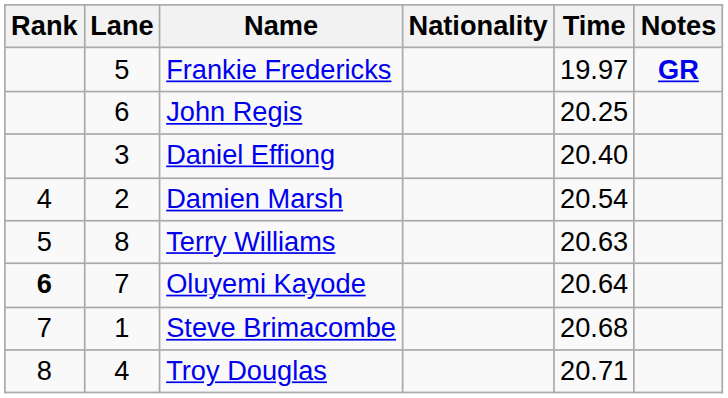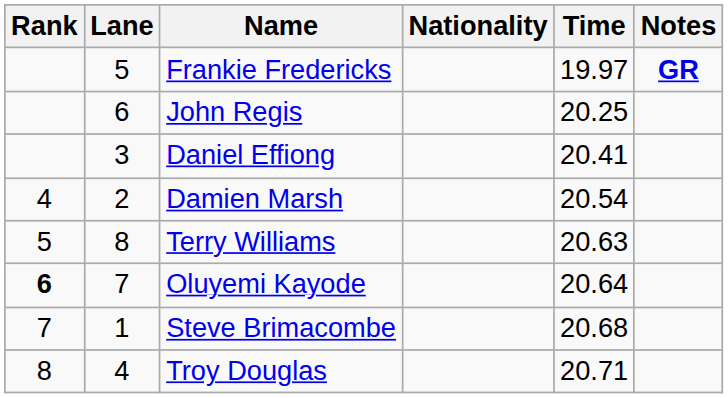(594, 155) 20.40 -> (594, 155) 20.41
